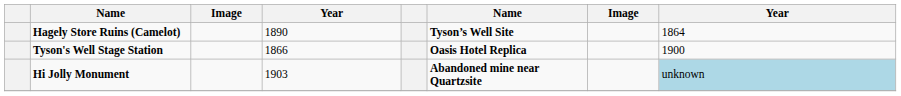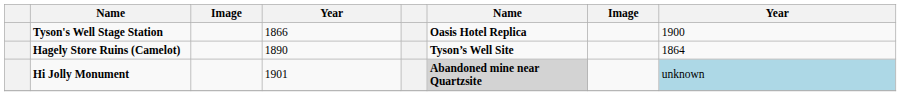rows swapped: (107, 31) <-> (98, 50)
(276, 74) 1903 -> (276, 74) 1901
(485, 74) no background -> (485, 74) lightgrey background
